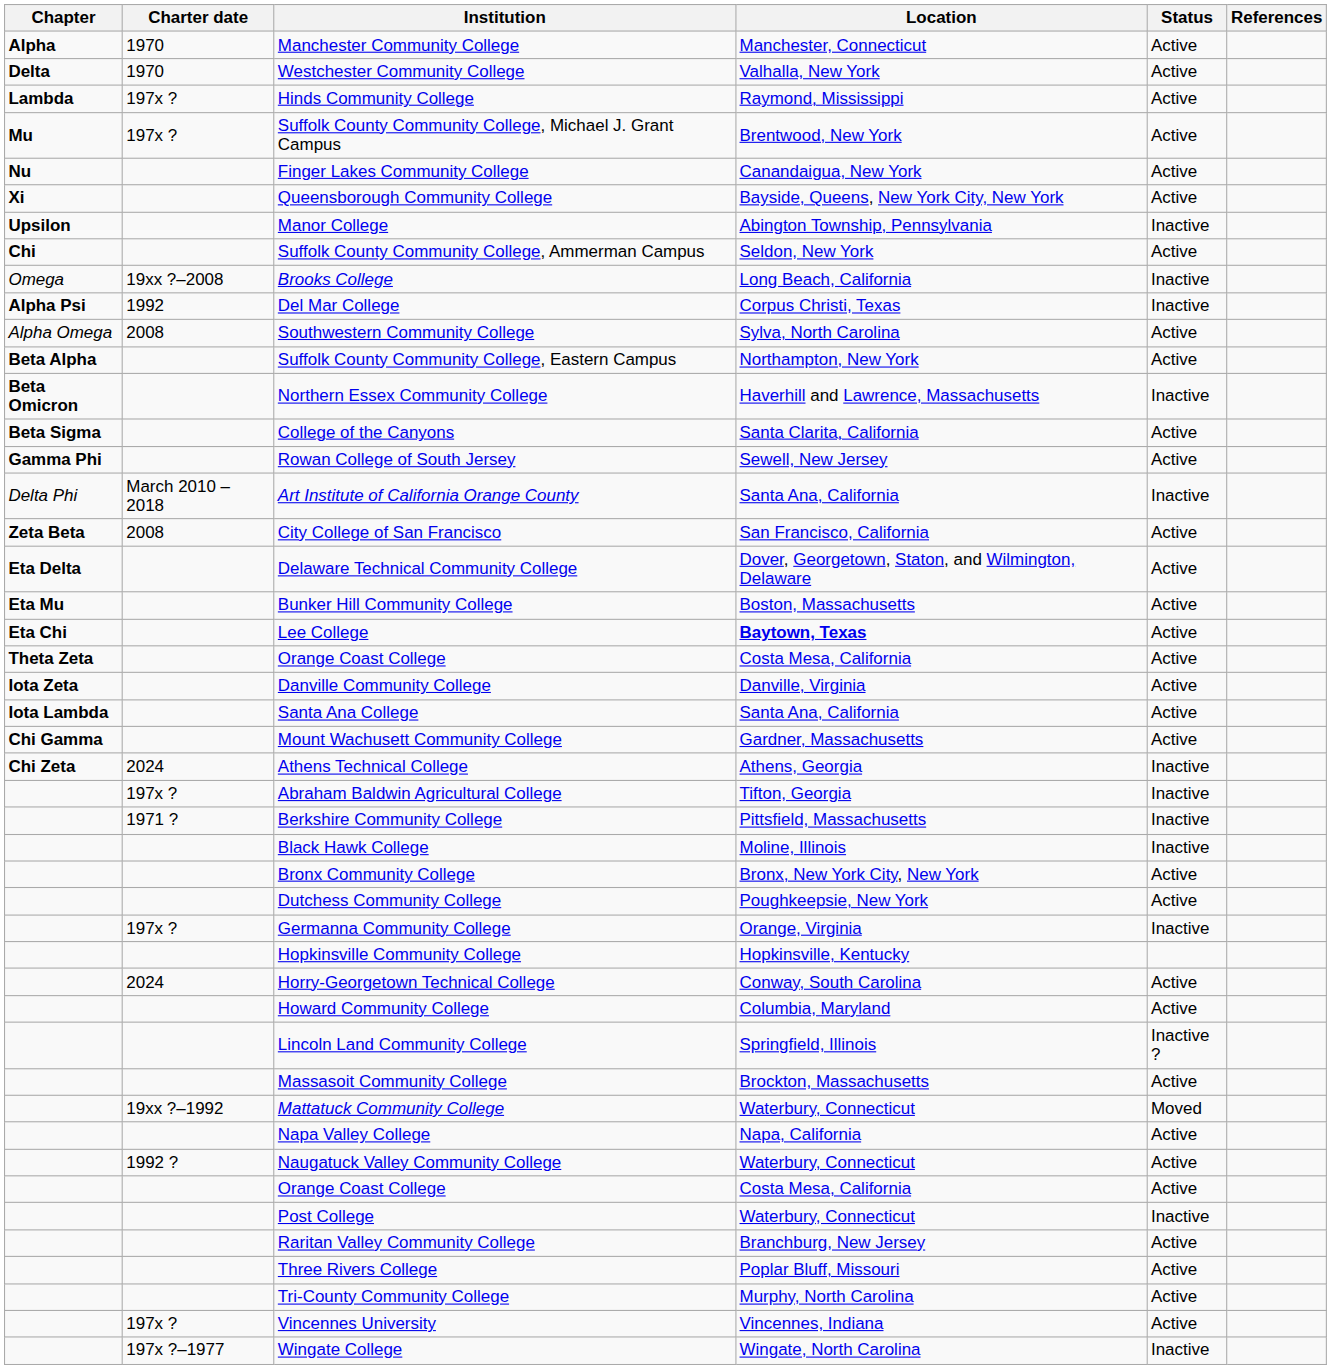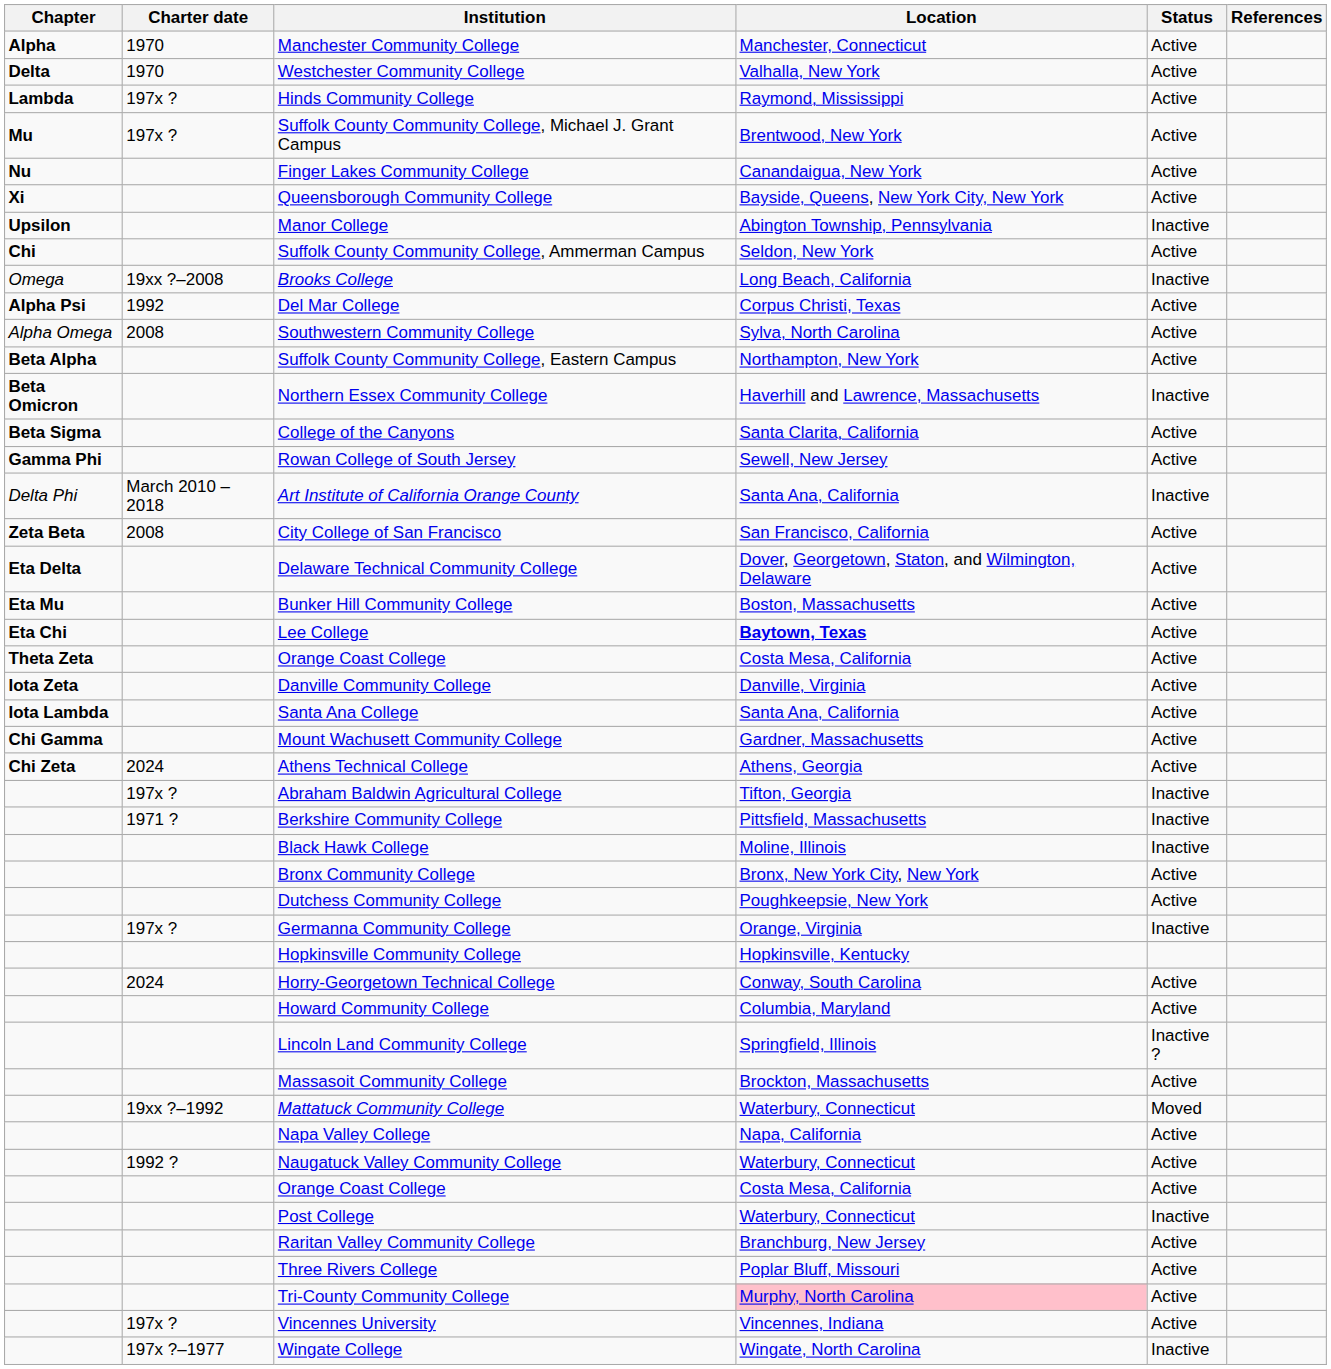(1180, 306) Inactive -> (1174, 306) Active
(1180, 766) Inactive -> (1174, 766) Active
(827, 1296) no background -> (827, 1296) pink background
